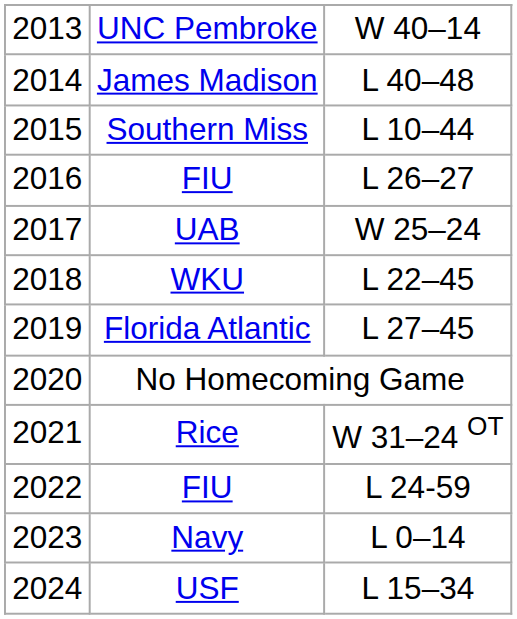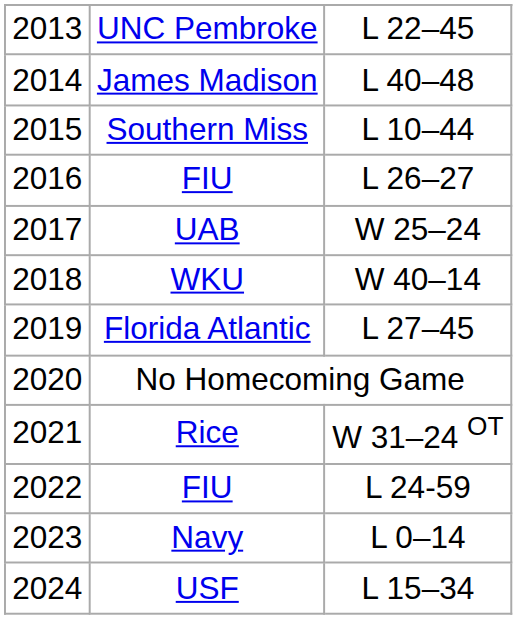(418, 29) W 40–14 -> (418, 29) L 22–45
(418, 279) L 22–45 -> (418, 279) W 40–14
